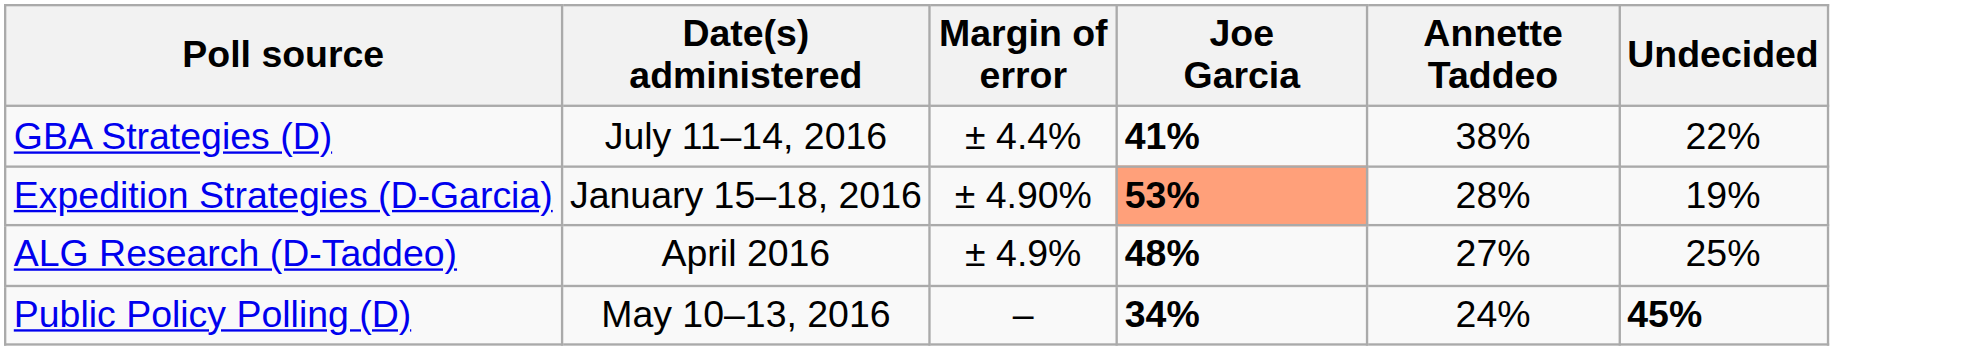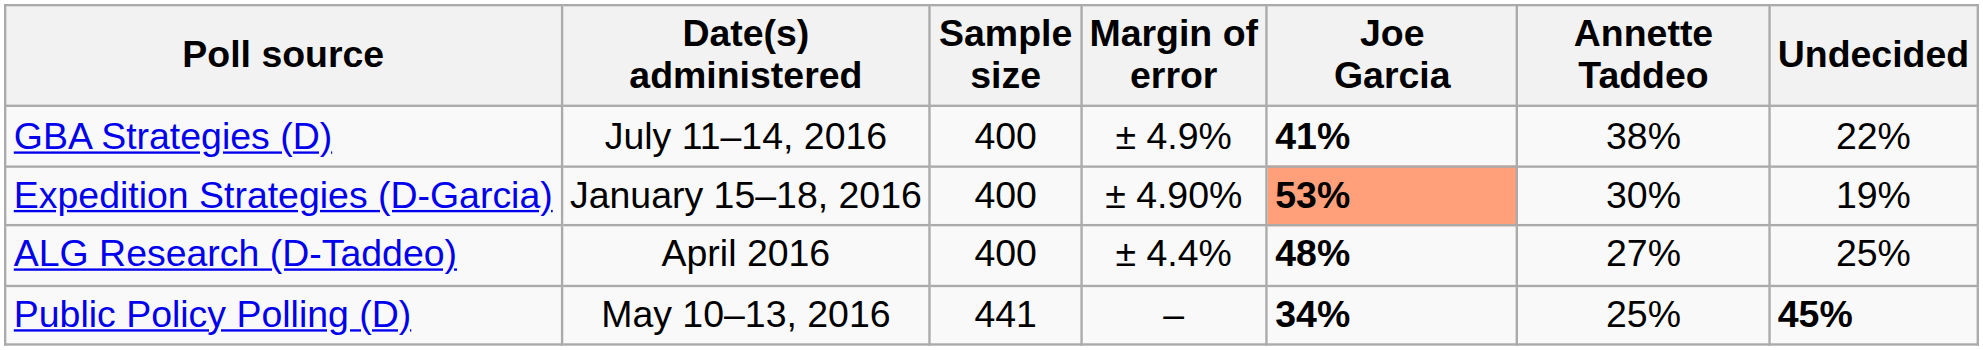+ column: (1006, 55)
(1023, 135) ± 4.4% -> (1174, 135) ± 4.9%
(1493, 195) 28% -> (1643, 195) 30%
(1023, 254) ± 4.9% -> (1174, 254) ± 4.4%
(1493, 313) 24% -> (1643, 313) 25%
